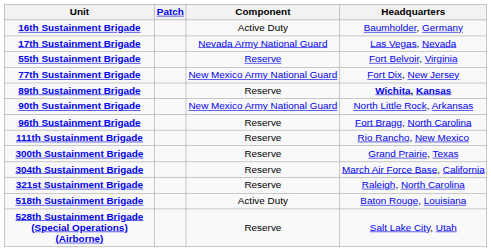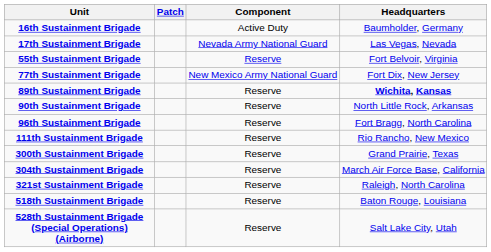(263, 106) New Mexico Army National Guard -> (263, 106) Reserve
(263, 201) Active Duty -> (263, 201) Reserve
